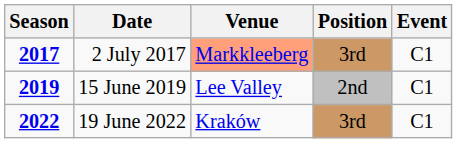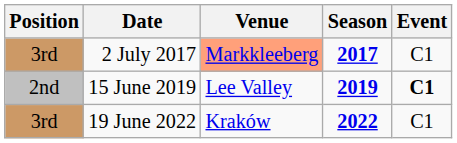columns swapped: (39, 21) <-> (352, 21)
(422, 88) normal -> (422, 88) bold
